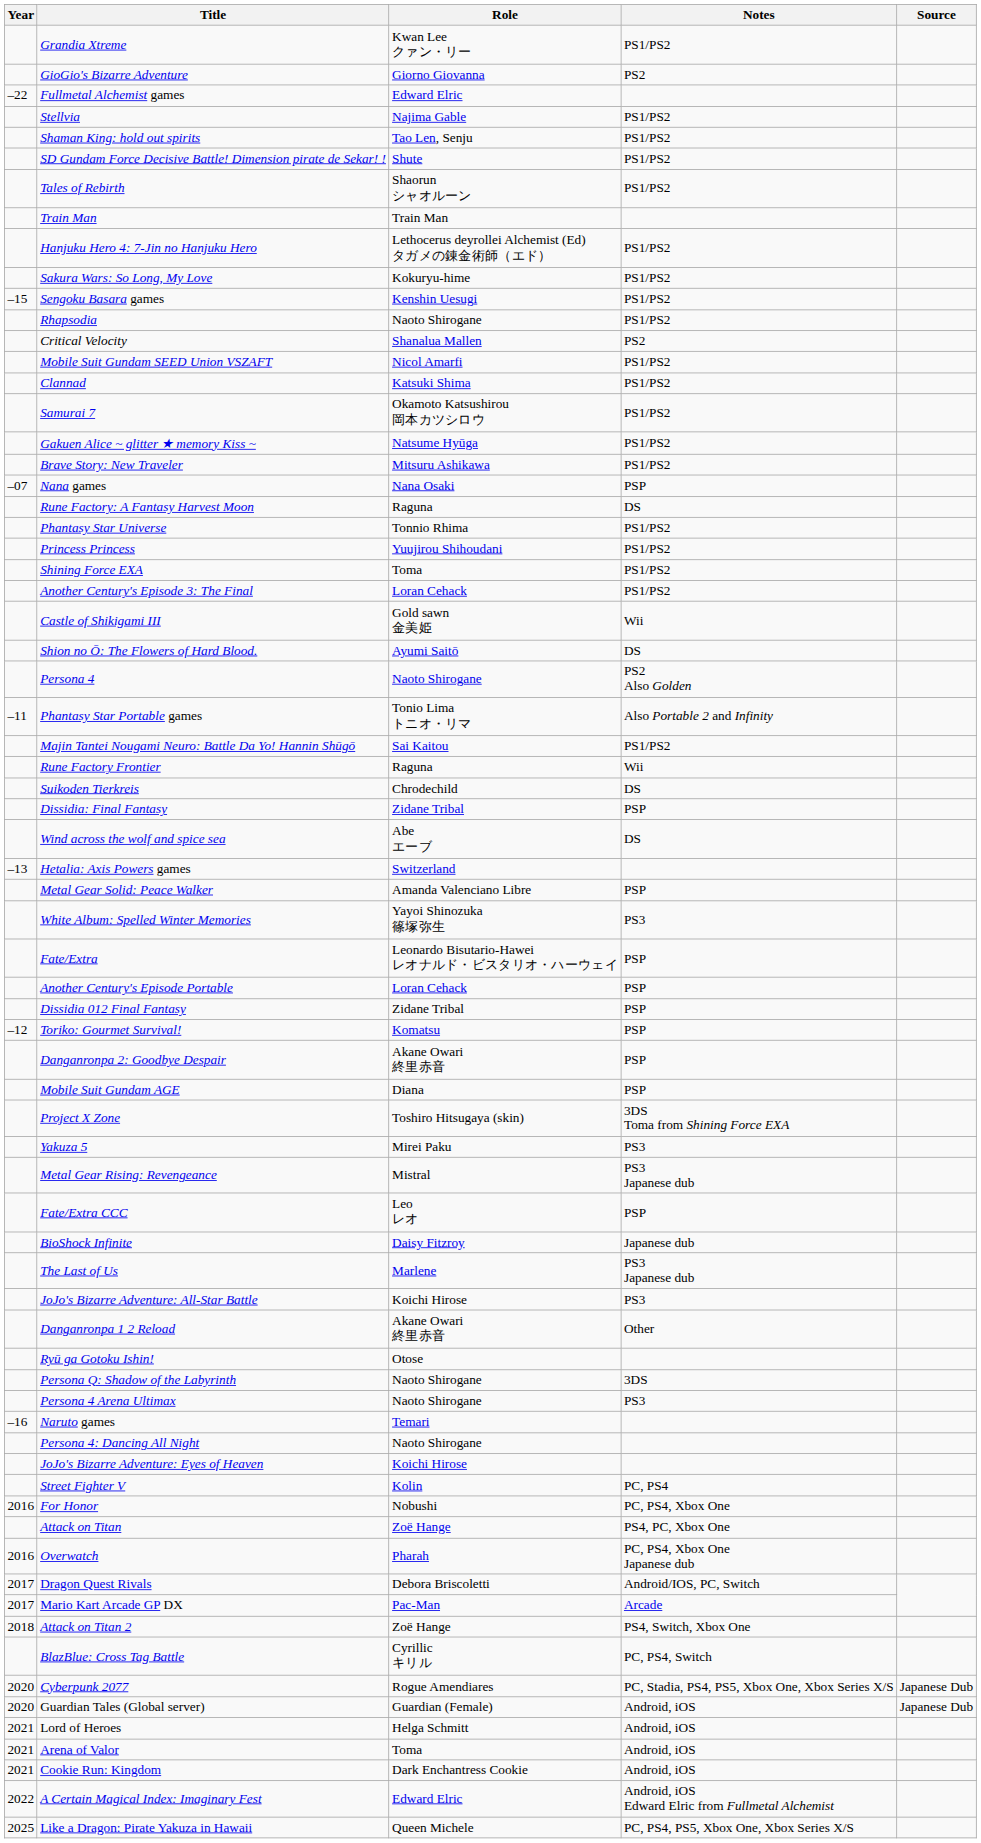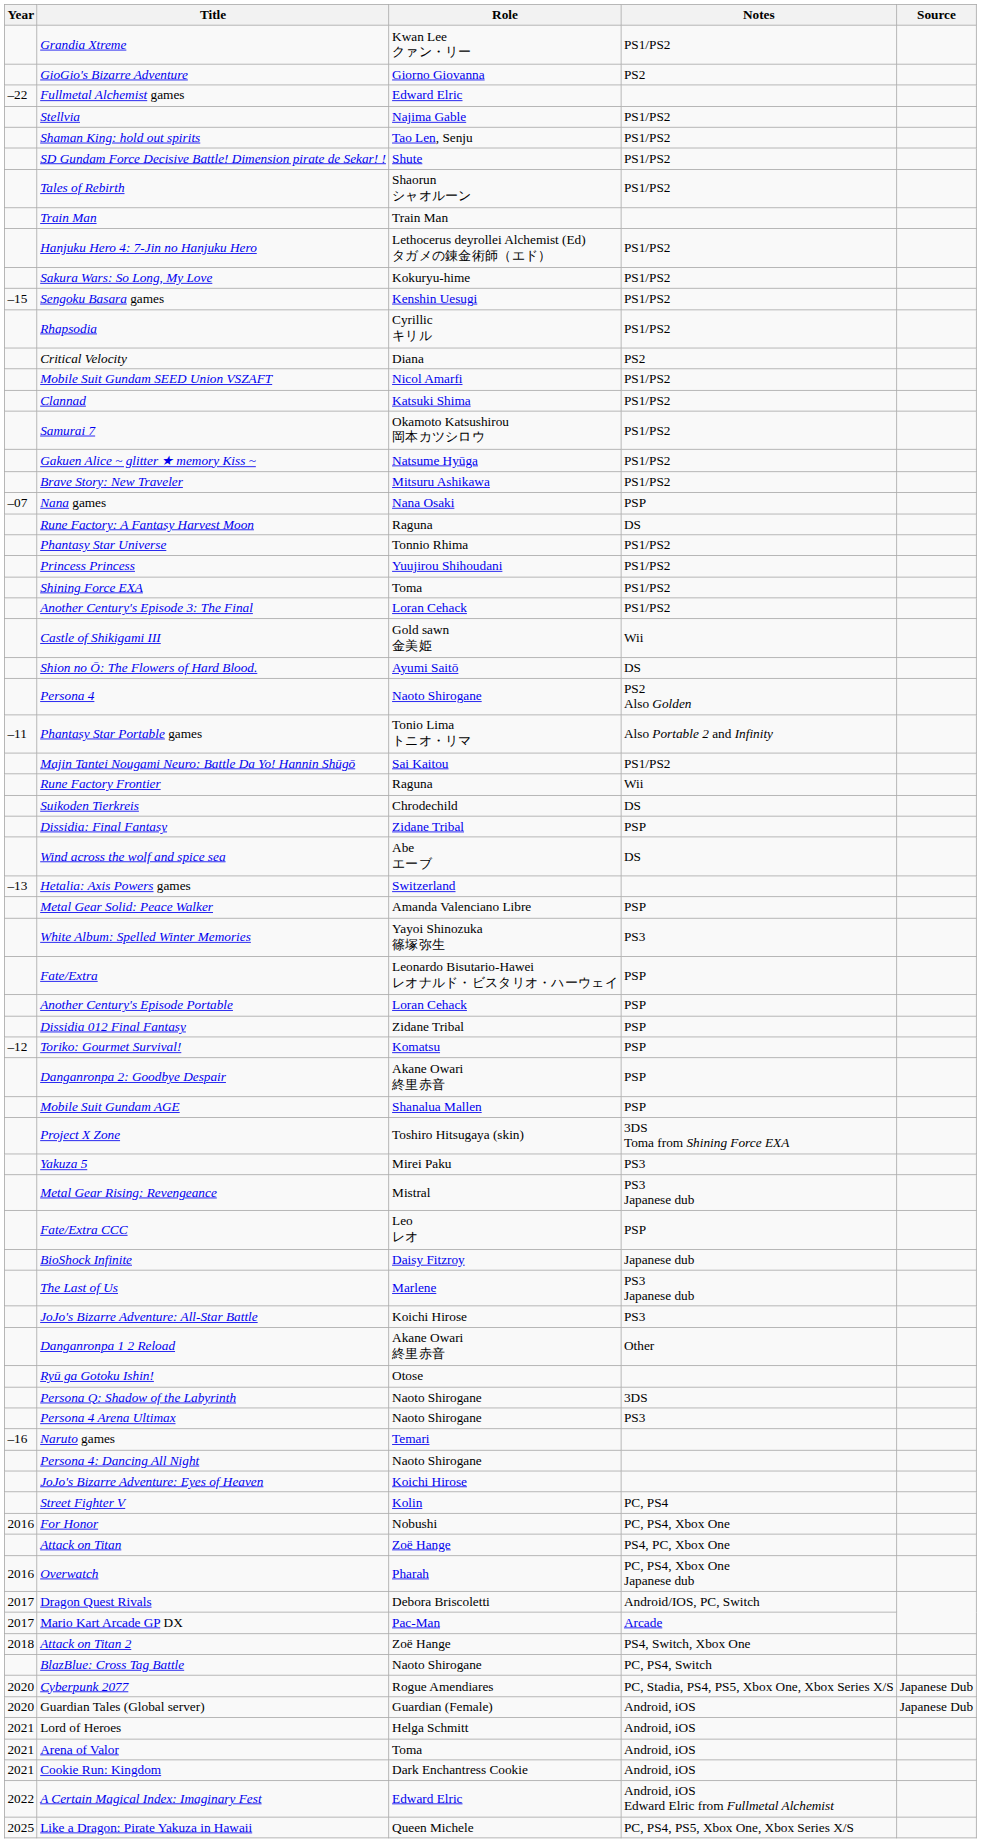(437, 320) Naoto Shirogane -> (412, 327) Cyrillic キリル
(437, 341) Shanalua Mallen -> (408, 358) Diana
(408, 1089) Diana -> (437, 1107) Shanalua Mallen
(412, 1655) Cyrillic キリル -> (437, 1665) Naoto Shirogane
